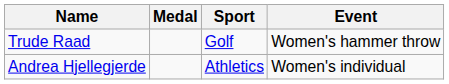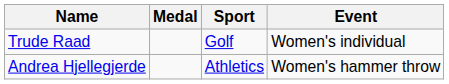(356, 41) Women's hammer throw -> (338, 41) Women's individual
(338, 66) Women's individual -> (356, 66) Women's hammer throw
